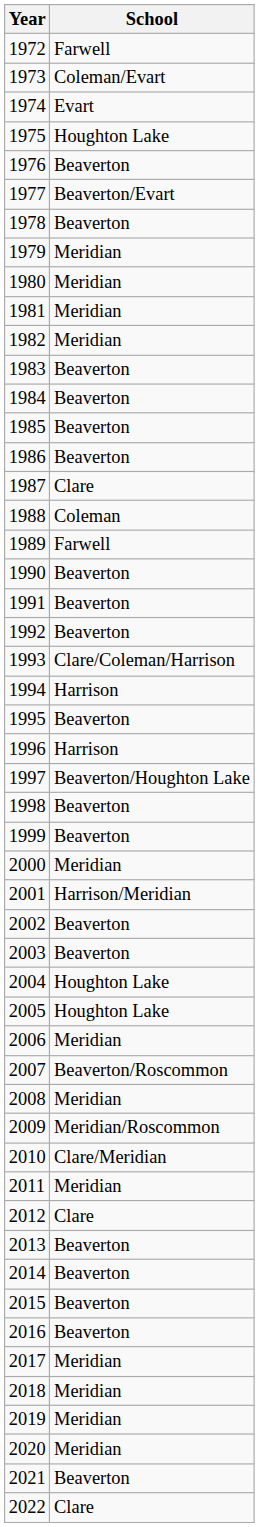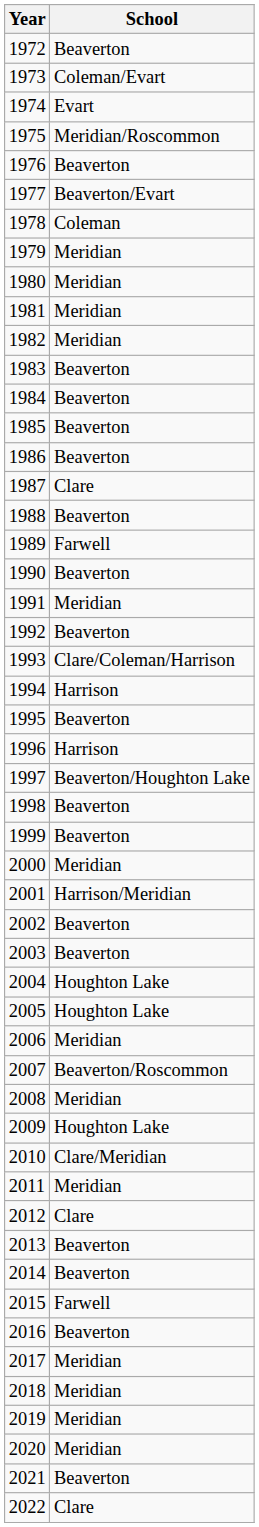(82, 48) Farwell -> (92, 48) Beaverton
(112, 135) Houghton Lake -> (137, 135) Meridian/Roscommon
(92, 223) Beaverton -> (87, 223) Coleman
(87, 515) Coleman -> (92, 515) Beaverton
(92, 602) Beaverton -> (88, 602) Meridian
(137, 1127) Meridian/Roscommon -> (112, 1127) Houghton Lake
(92, 1303) Beaverton -> (82, 1303) Farwell
